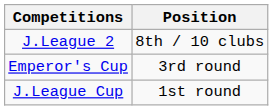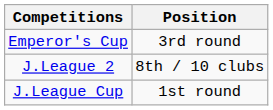rows swapped: (68, 42) <-> (68, 67)
